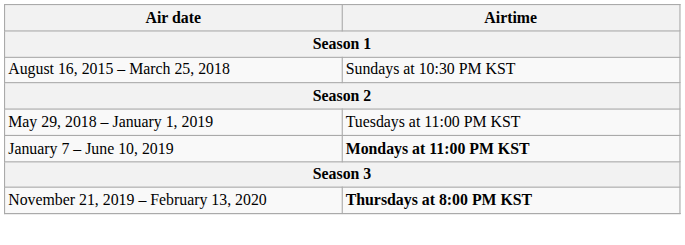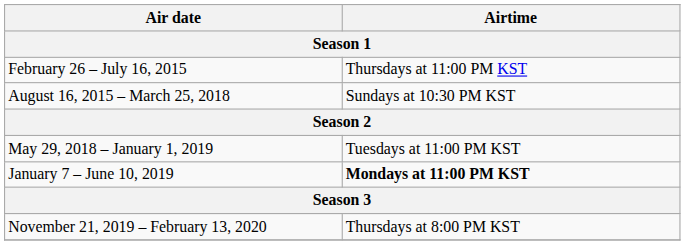+ row: (98, 70)
(439, 200) bold -> (433, 226) normal
